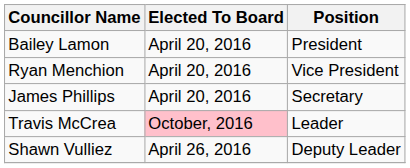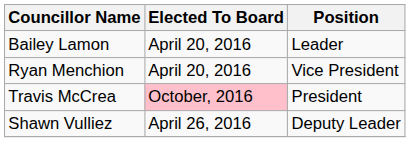(327, 44) President -> (317, 44) Leader
- row: (62, 96)
(317, 123) Leader -> (327, 96) President
